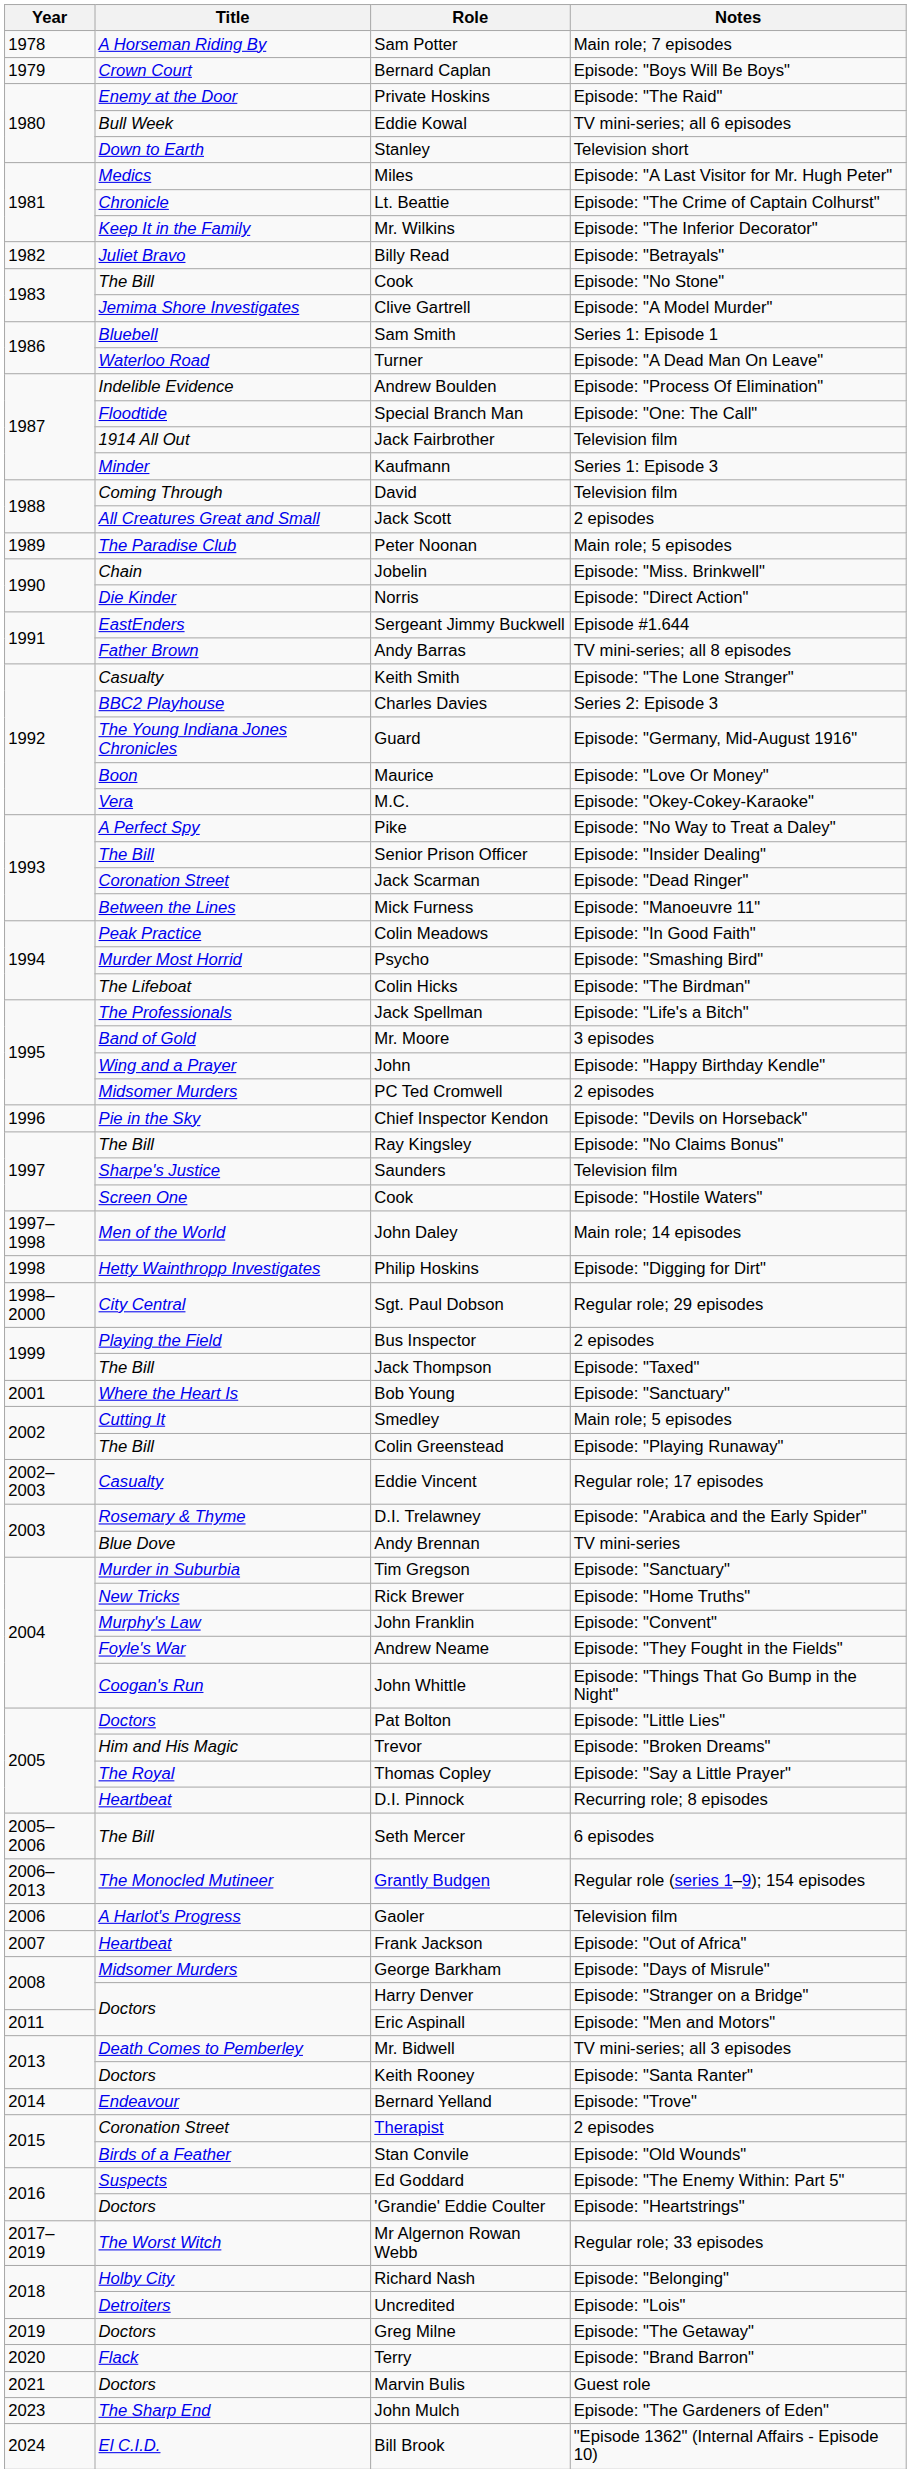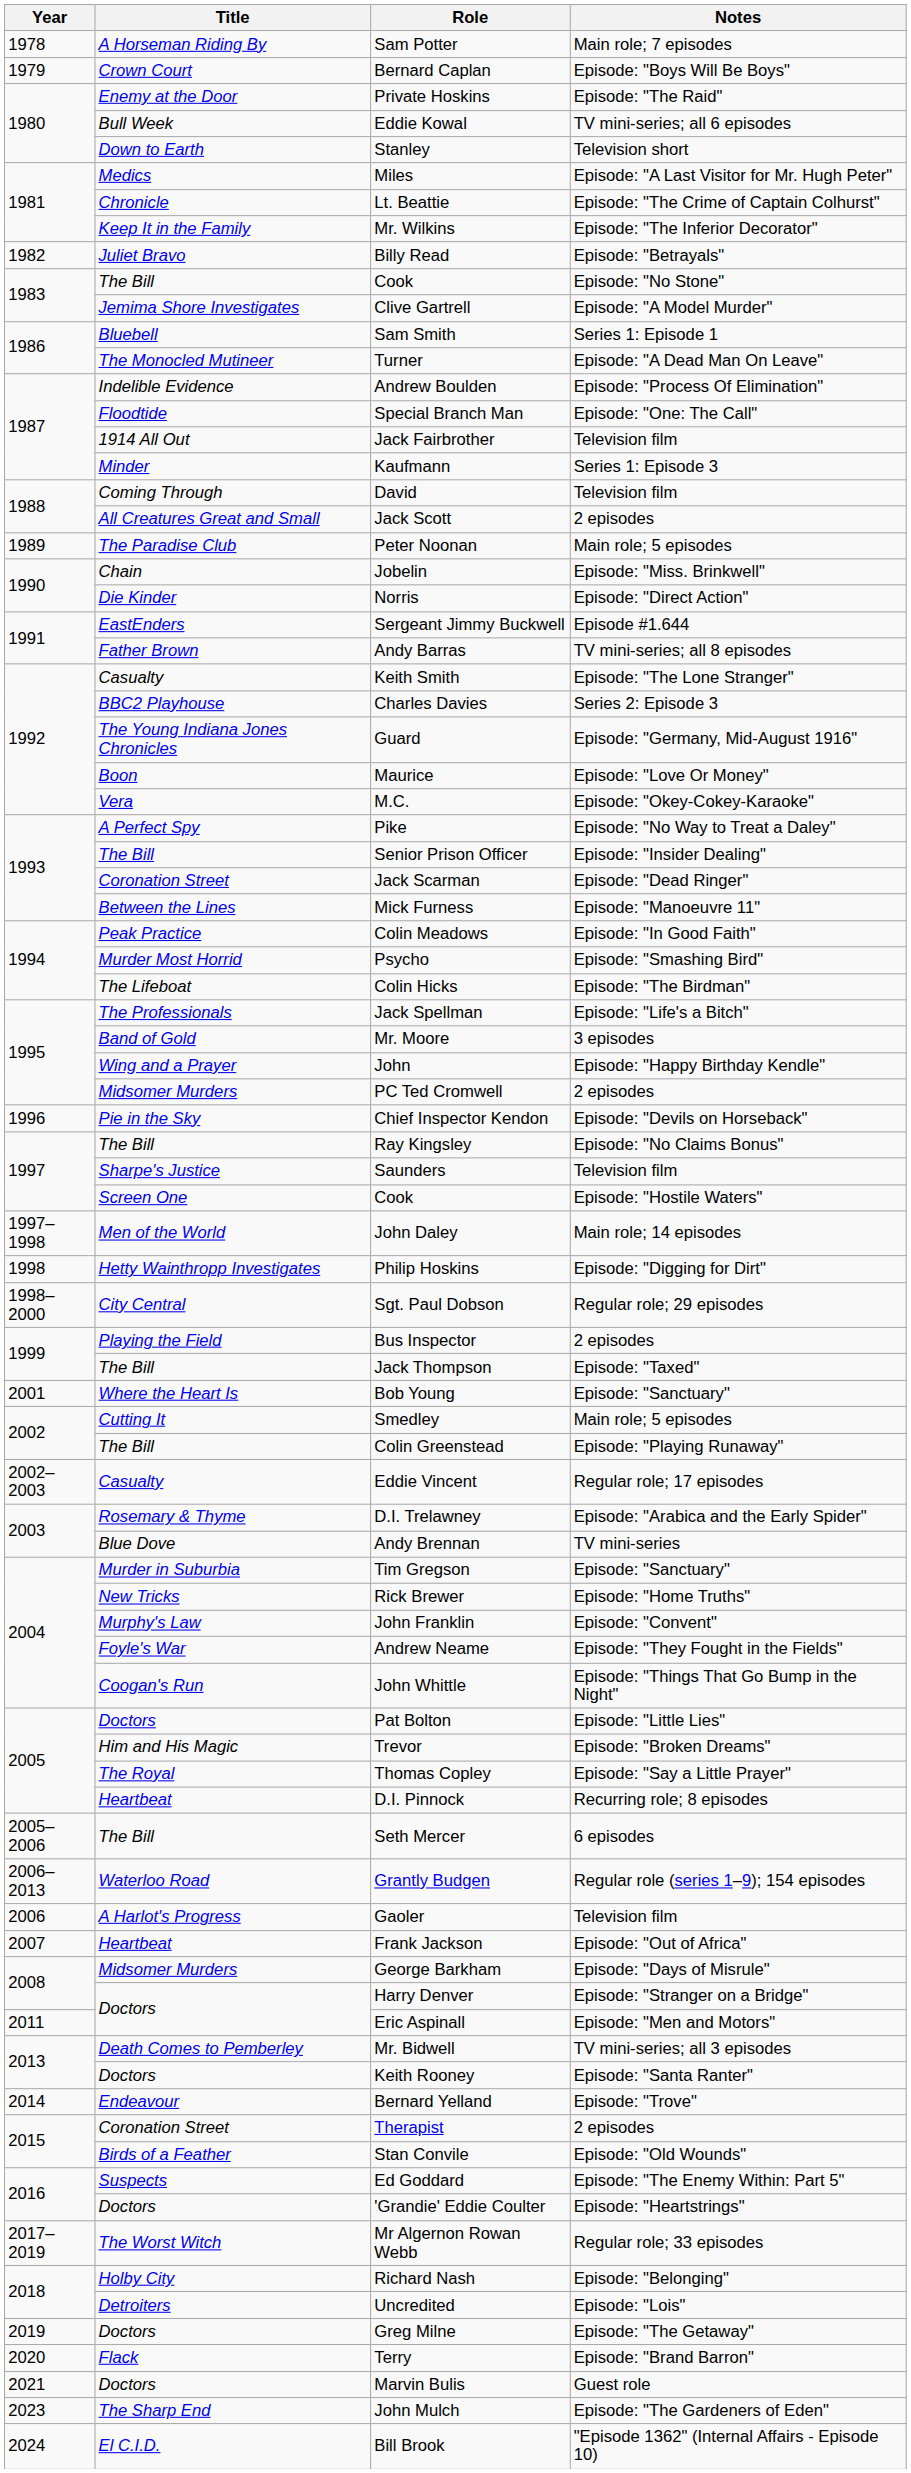(154, 360) Waterloo Road -> (186, 360) The Monocled Mutineer
(186, 1881) The Monocled Mutineer -> (154, 1881) Waterloo Road
